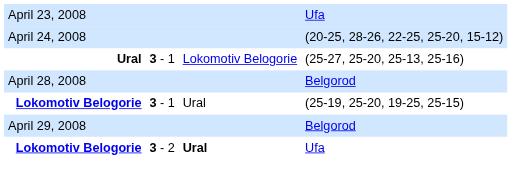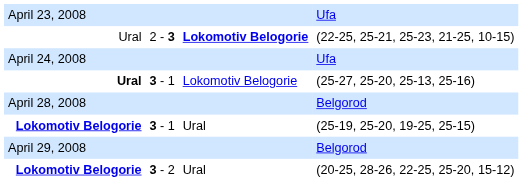+ row: (130, 37)
(404, 37) (20-25, 28-26, 22-25, 25-20, 15-12) -> (326, 59) Ufa
(195, 147) bold -> (194, 170) normal
(315, 147) Ufa -> (415, 170) (20-25, 28-26, 22-25, 25-20, 15-12)
